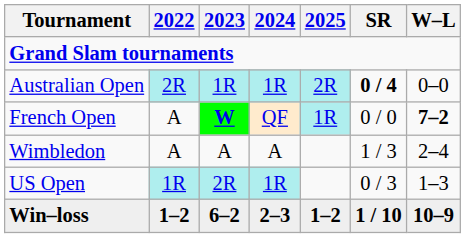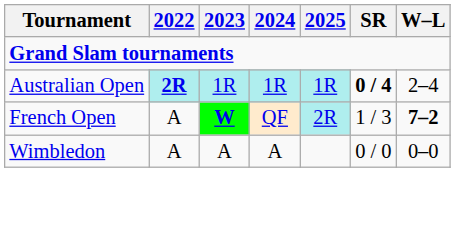(174, 85) normal -> (174, 85) bold
(325, 85) 2R -> (325, 85) 1R
(433, 85) 0–0 -> (423, 85) 2–4
(325, 118) 1R -> (325, 118) 2R
(379, 118) 0 / 0 -> (373, 118) 1 / 3
(379, 150) 1 / 3 -> (373, 150) 0 / 0
(433, 150) 2–4 -> (423, 150) 0–0
- row: (47, 183)
- row: (49, 215)
